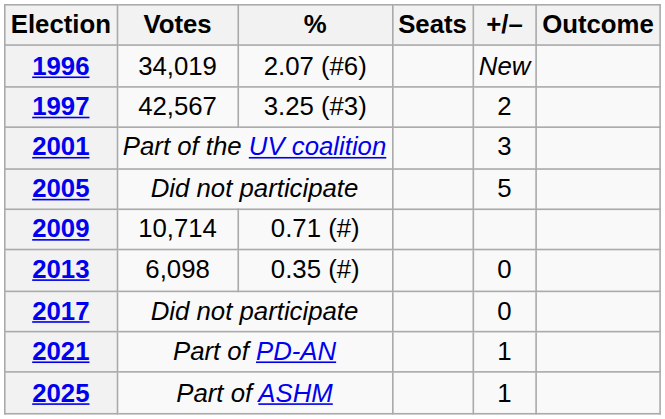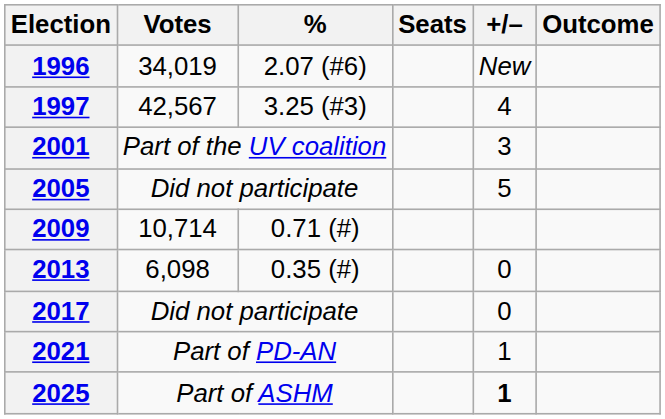(505, 106) 2 -> (505, 106) 4
(505, 392) normal -> (505, 392) bold
